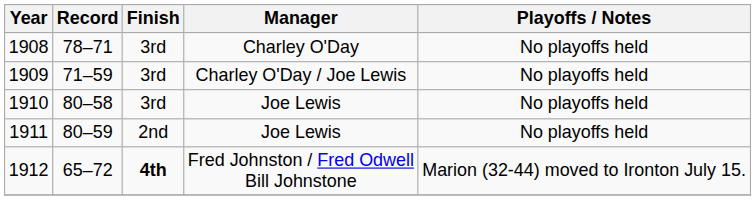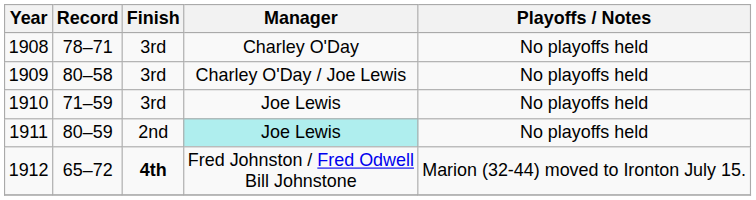(88, 75) 71–59 -> (88, 75) 80–58
(88, 103) 80–58 -> (88, 103) 71–59
(301, 132) no background -> (301, 132) paleturquoise background
